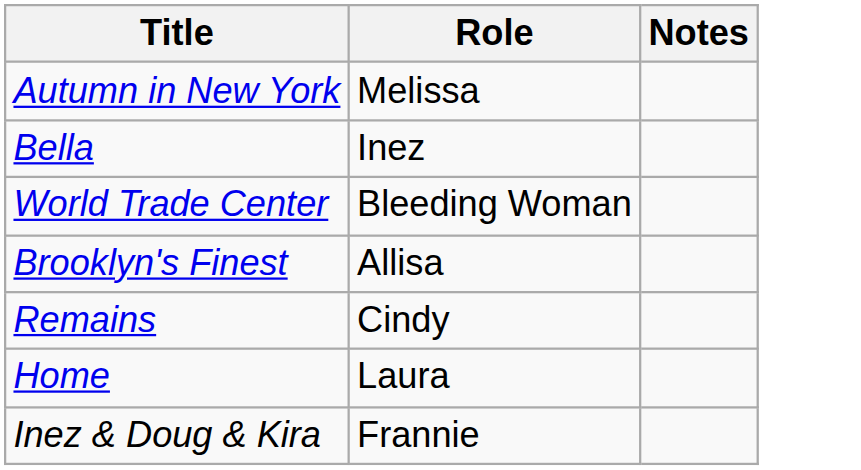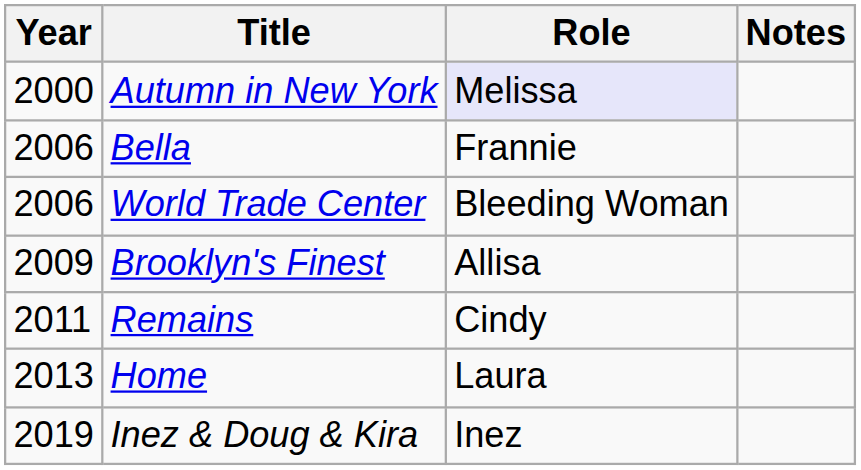+ column: (54, 33)
(418, 90) no background -> (515, 90) lavender background
(391, 147) Inez -> (516, 147) Frannie
(418, 434) Frannie -> (488, 434) Inez
